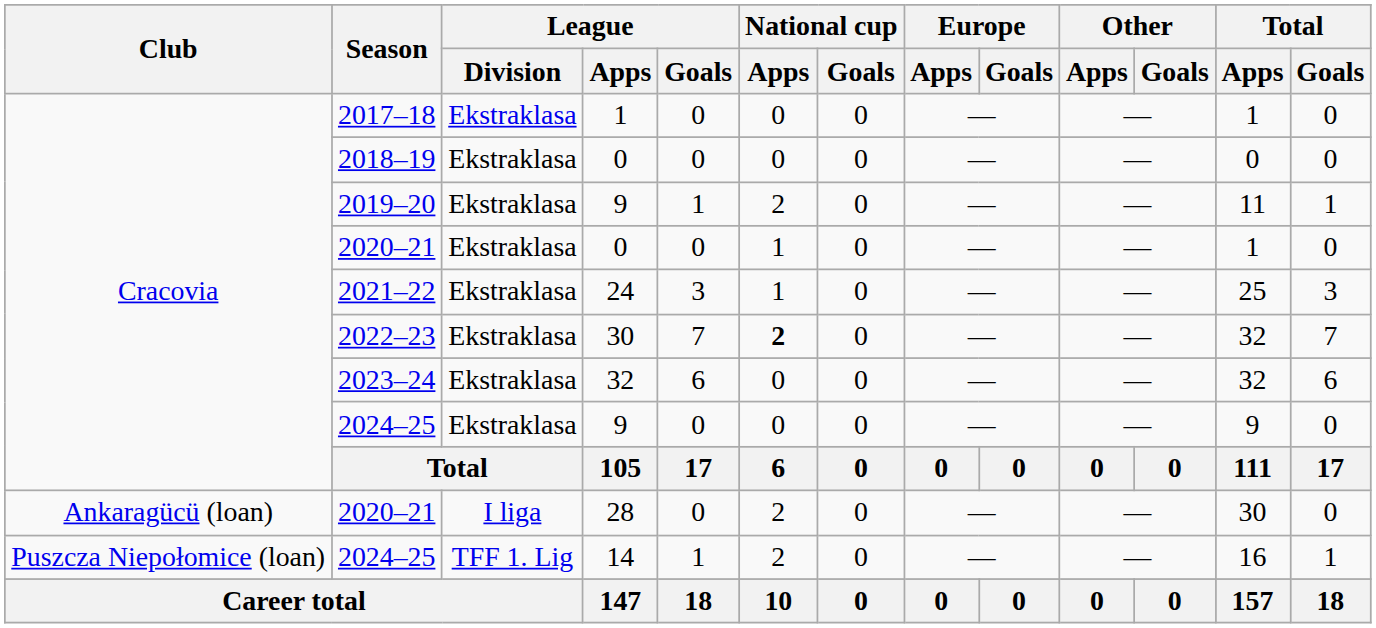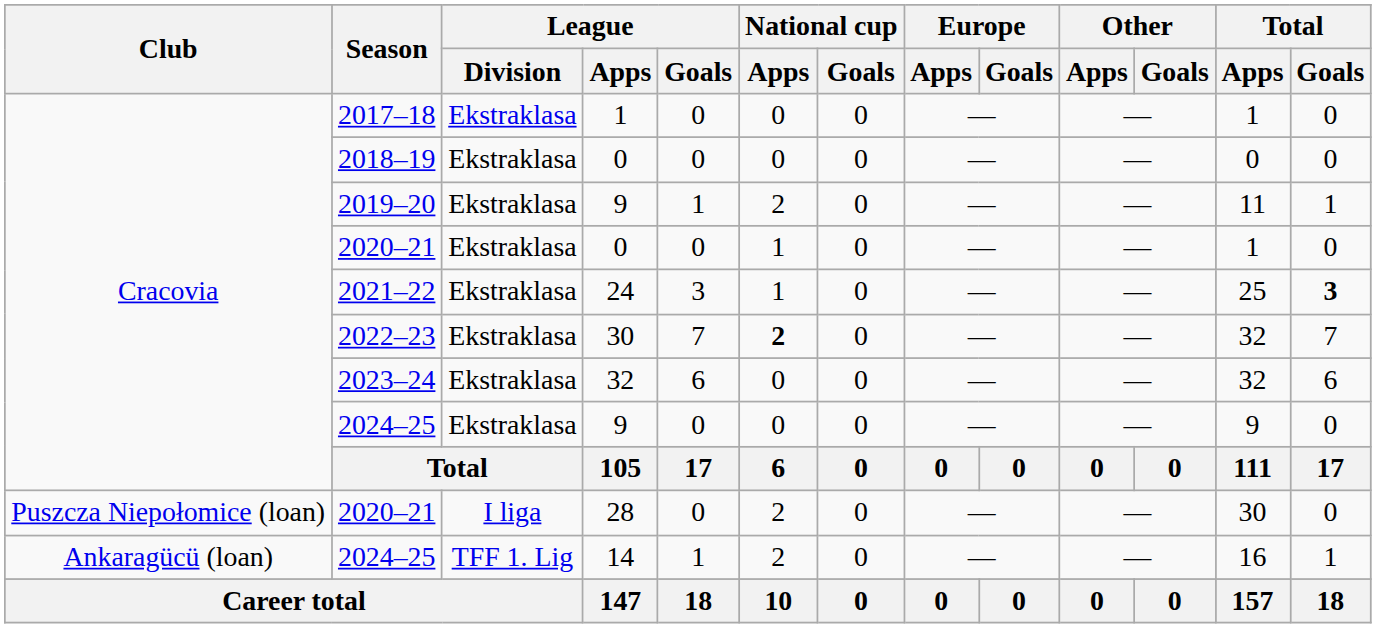(1330, 291) normal -> (1330, 291) bold
(168, 512) Ankaragücü (loan) -> (168, 512) Puszcza Niepołomice (loan)
(168, 556) Puszcza Niepołomice (loan) -> (168, 556) Ankaragücü (loan)
